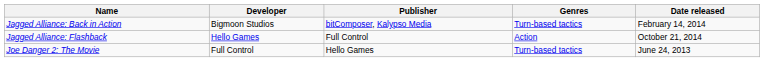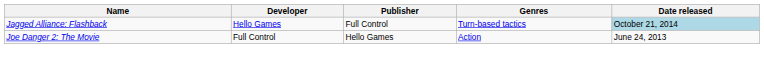- row: (64, 24)
(526, 37) Action -> (492, 24) Turn-based tactics
(670, 37) no background -> (646, 24) lightblue background
(548, 50) Turn-based tactics -> (470, 37) Action
